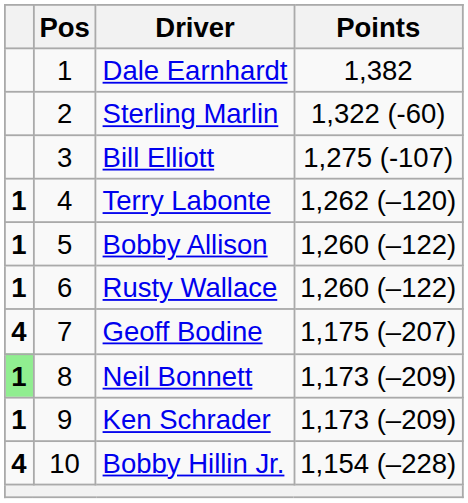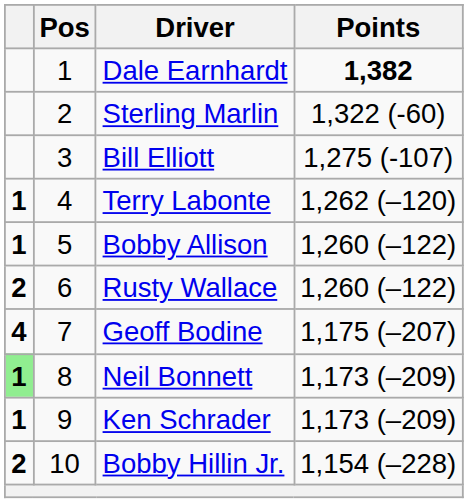(378, 70) normal -> (378, 70) bold
(19, 288) 1 -> (19, 288) 2
(19, 462) 4 -> (19, 462) 2
